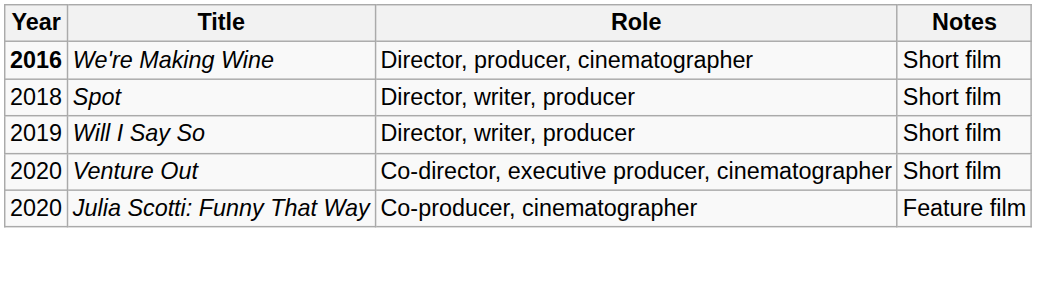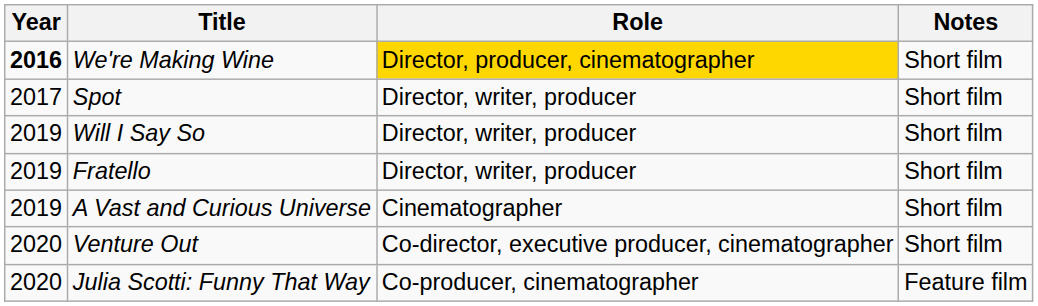(567, 60) no background -> (568, 60) gold background
(36, 97) 2018 -> (36, 97) 2017
+ row: (112, 171)
+ row: (222, 208)
